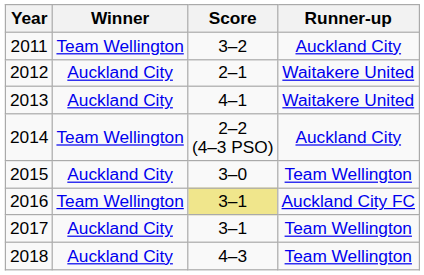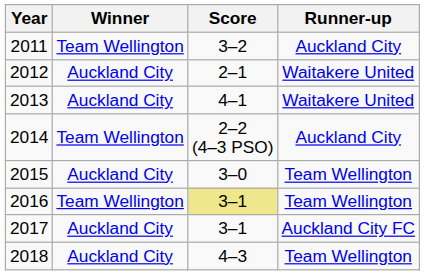(348, 202) Auckland City FC -> (348, 202) Team Wellington
(348, 229) Team Wellington -> (348, 229) Auckland City FC
